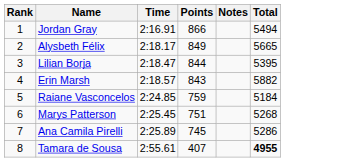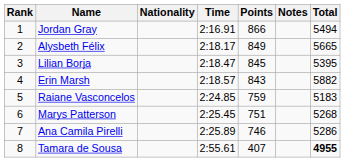+ column: (167, 13)
(197, 64) 844 -> (257, 64) 845
(265, 98) 5184 -> (325, 98) 5183
(197, 132) 745 -> (257, 132) 746
